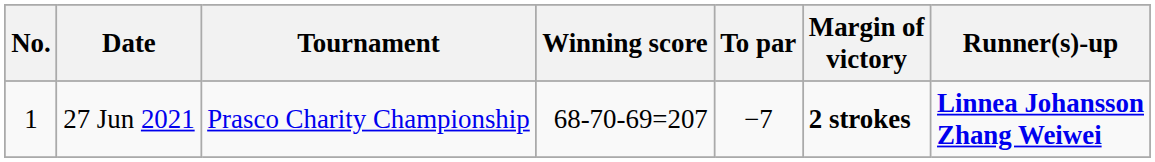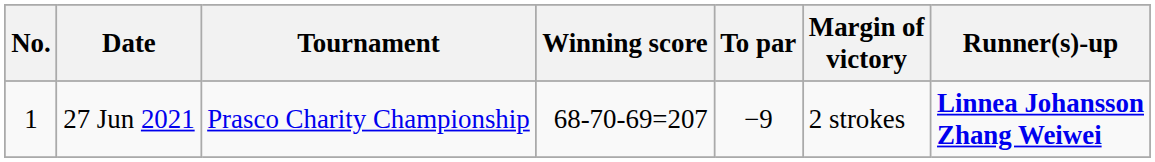(758, 119) −7 -> (758, 119) −9
(860, 119) bold -> (857, 119) normal
